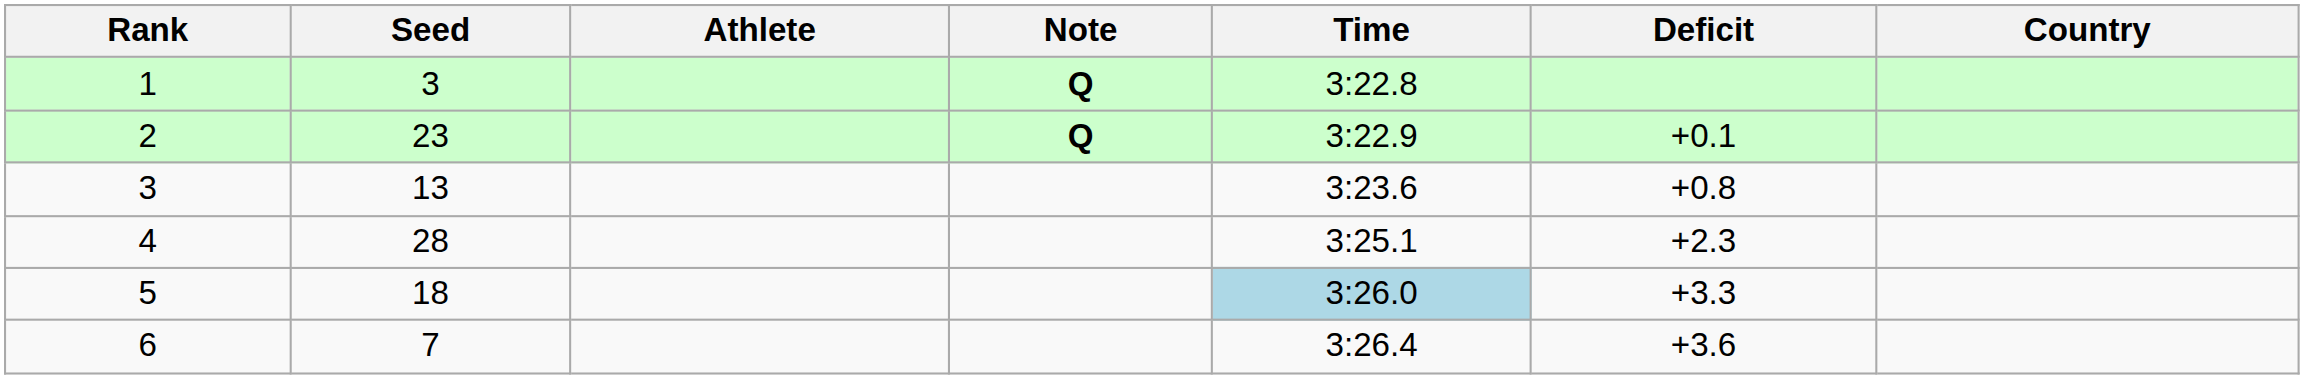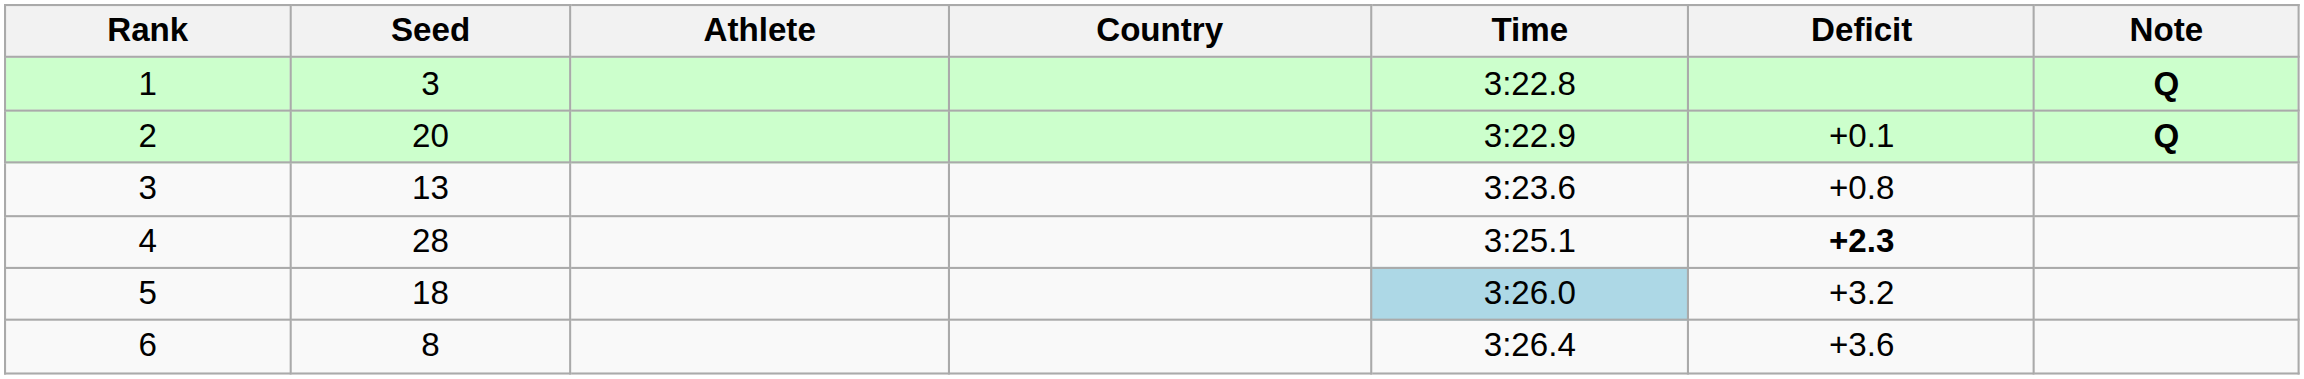columns swapped: (2087, 30) <-> (1081, 30)
(431, 135) 23 -> (431, 135) 20
(1704, 240) normal -> (1862, 240) bold
(1704, 293) +3.3 -> (1862, 293) +3.2
(431, 345) 7 -> (431, 345) 8
